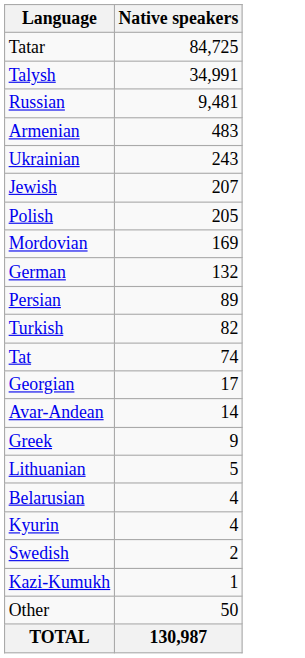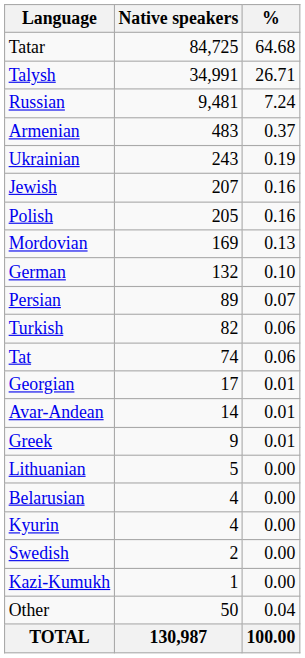+ column: (271, 18)
